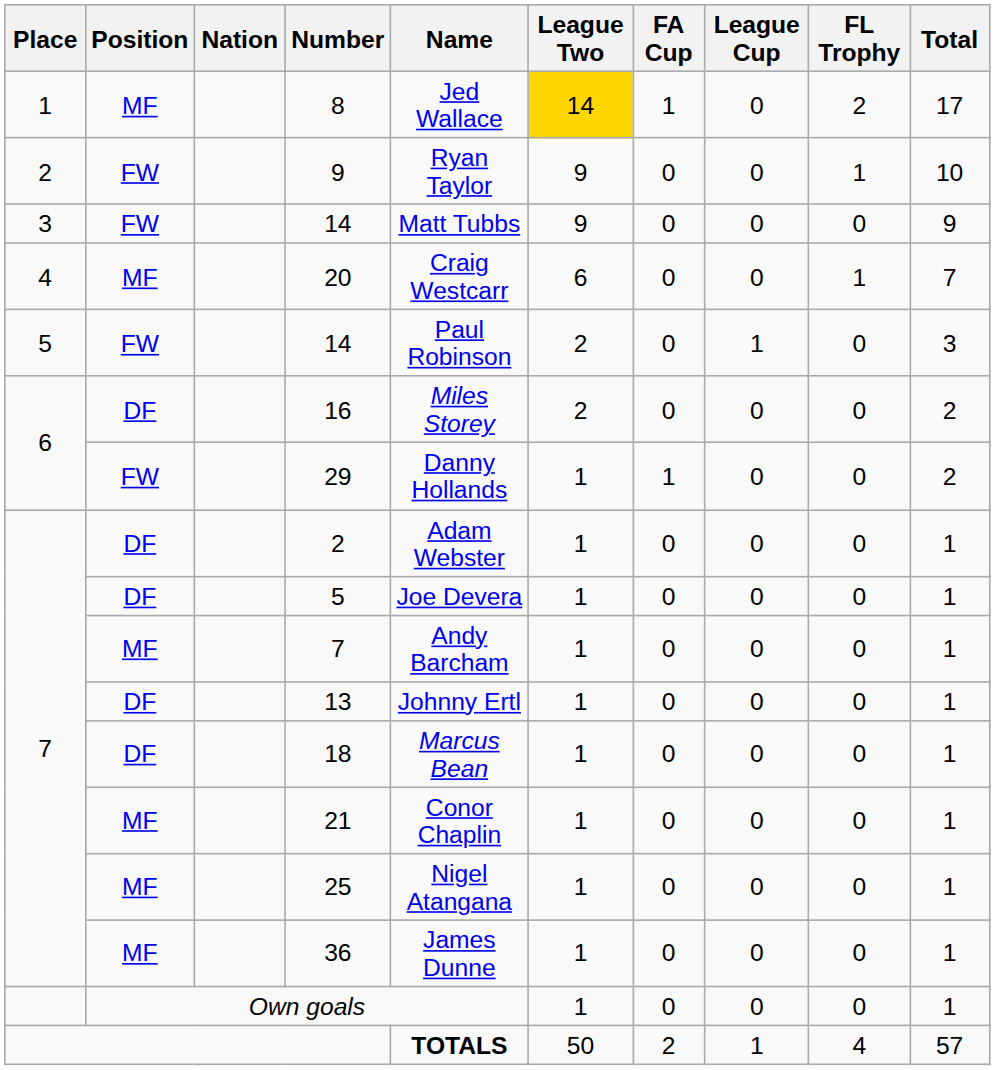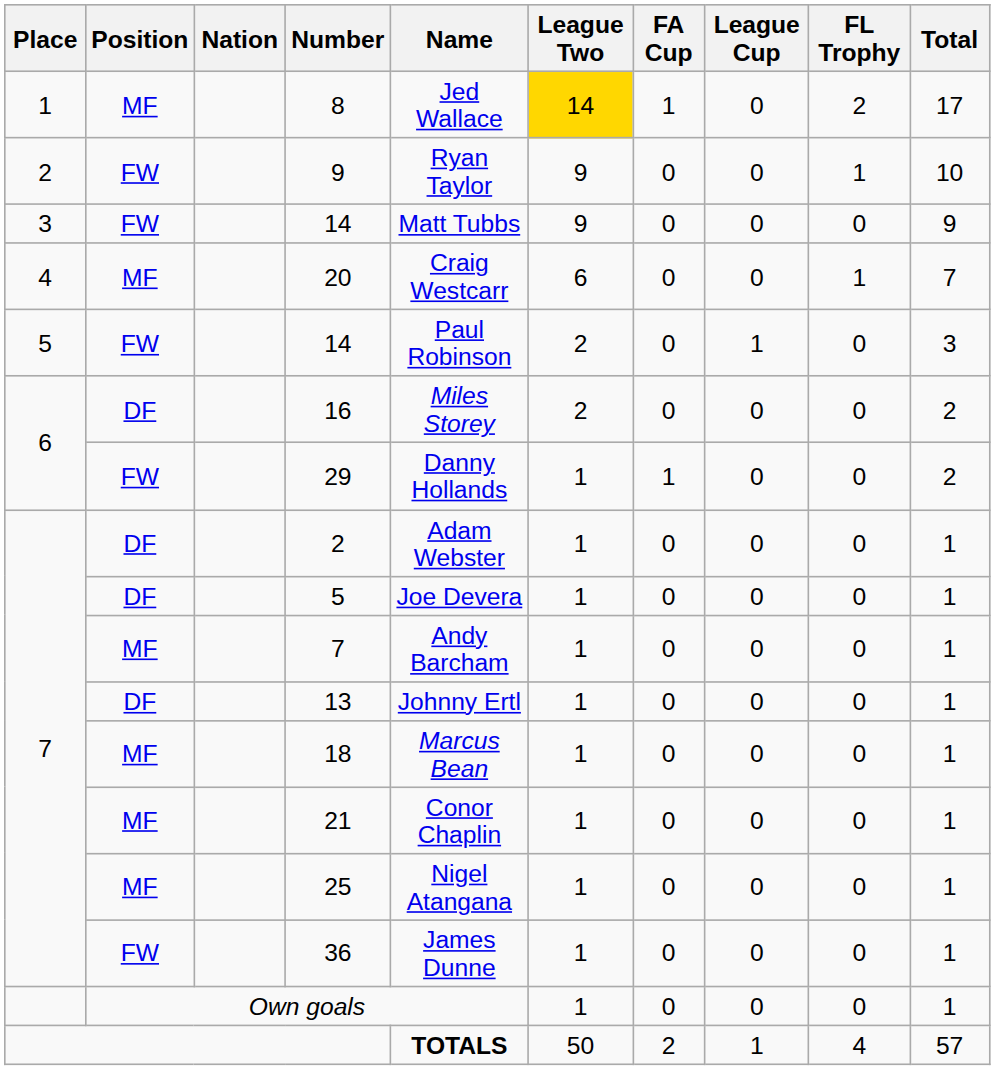(140, 754) DF -> (140, 754) MF
(140, 953) MF -> (140, 953) FW
